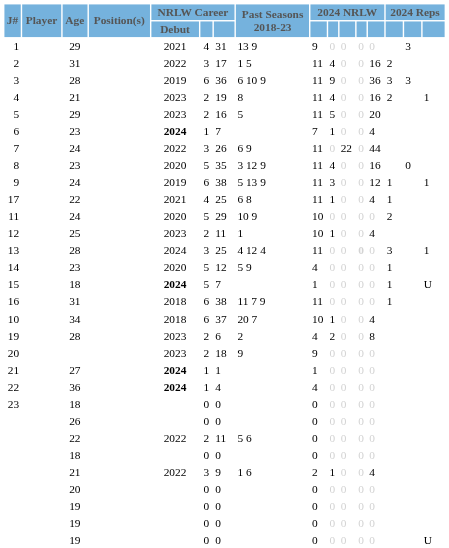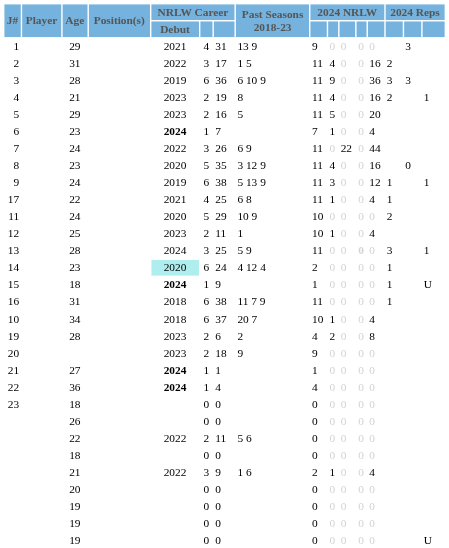(252, 250) 4 12 4 -> (245, 250) 5 9
(175, 267) no background -> (175, 267) paleturquoise background
(206, 267) 5 -> (206, 267) 6
(221, 267) 12 -> (221, 267) 24
(245, 267) 5 9 -> (252, 267) 4 12 4
(315, 267) 4 -> (315, 267) 2
(206, 285) 5 -> (206, 285) 1
(218, 285) 7 -> (218, 285) 9
